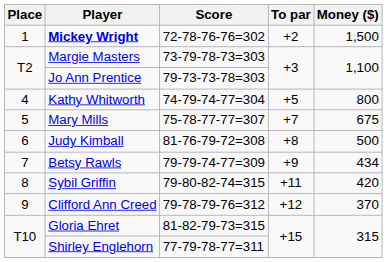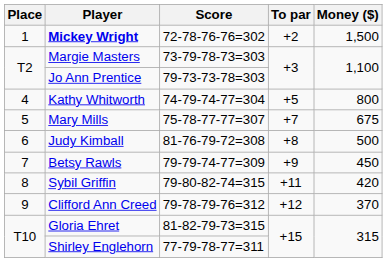(368, 162) 434 -> (368, 162) 450
